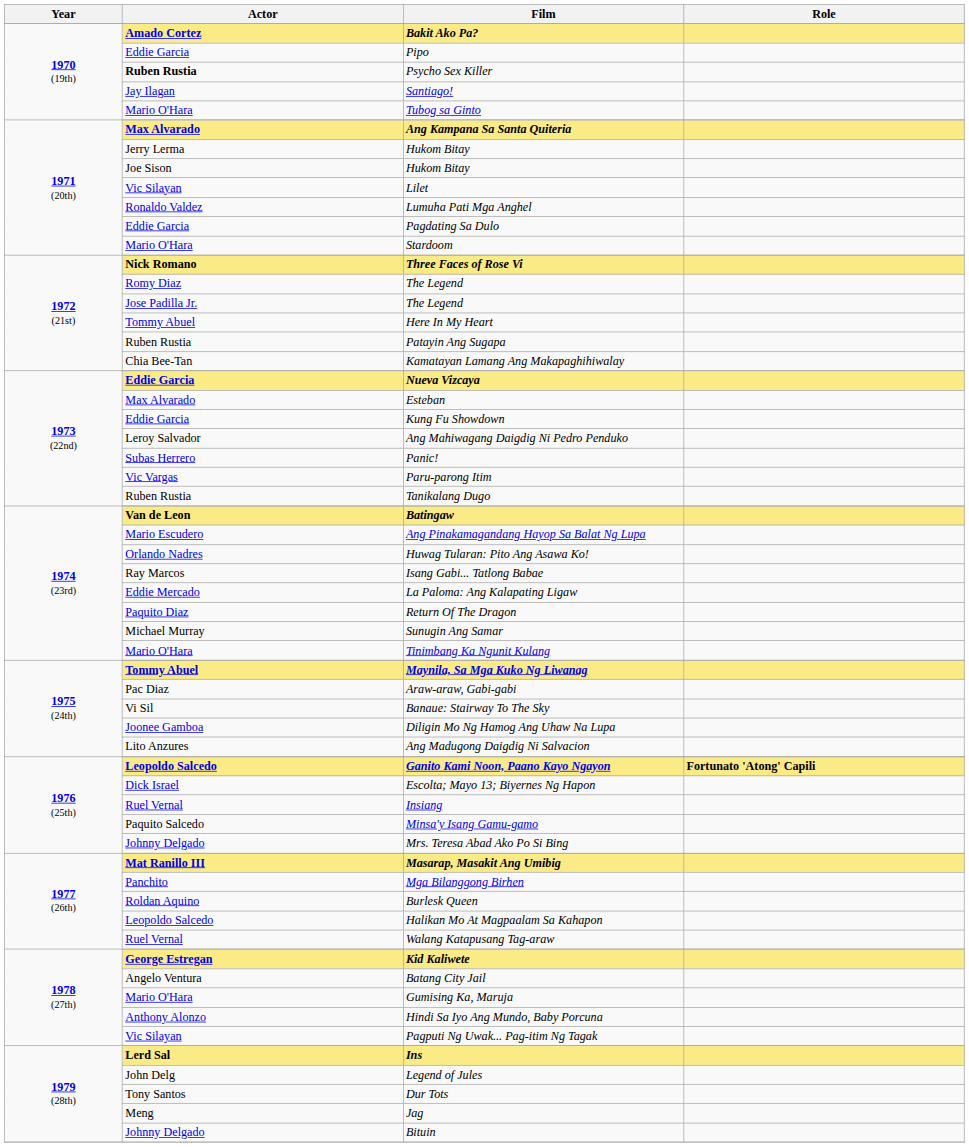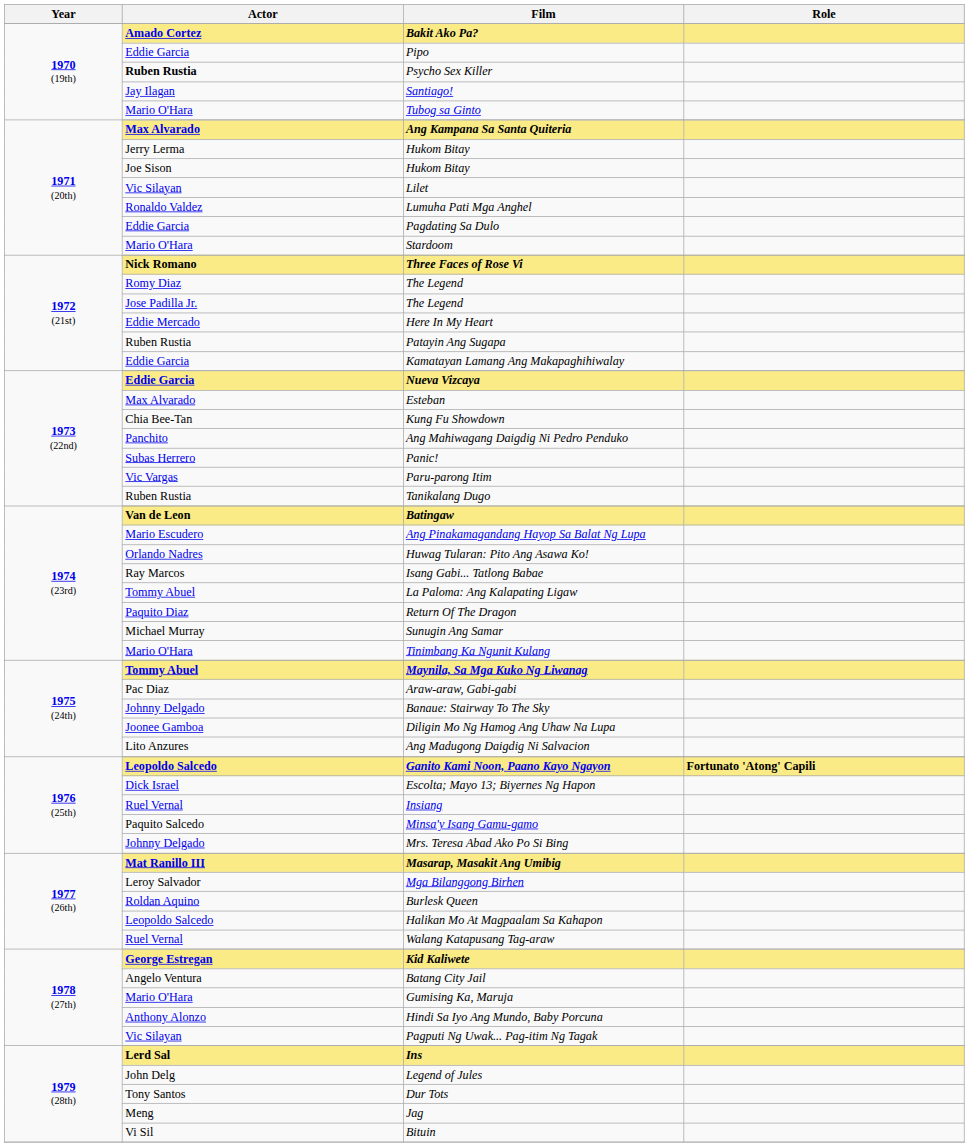(160, 322) Tommy Abuel -> (163, 322) Eddie Mercado
(159, 361) Chia Bee-Tan -> (157, 361) Eddie Garcia
(157, 419) Eddie Garcia -> (159, 419) Chia Bee-Tan
(163, 438) Leroy Salvador -> (147, 438) Panchito
(163, 592) Eddie Mercado -> (160, 592) Tommy Abuel
(139, 708) Vi Sil -> (165, 708) Johnny Delgado
(147, 881) Panchito -> (163, 881) Leroy Salvador
(165, 1132) Johnny Delgado -> (139, 1132) Vi Sil
